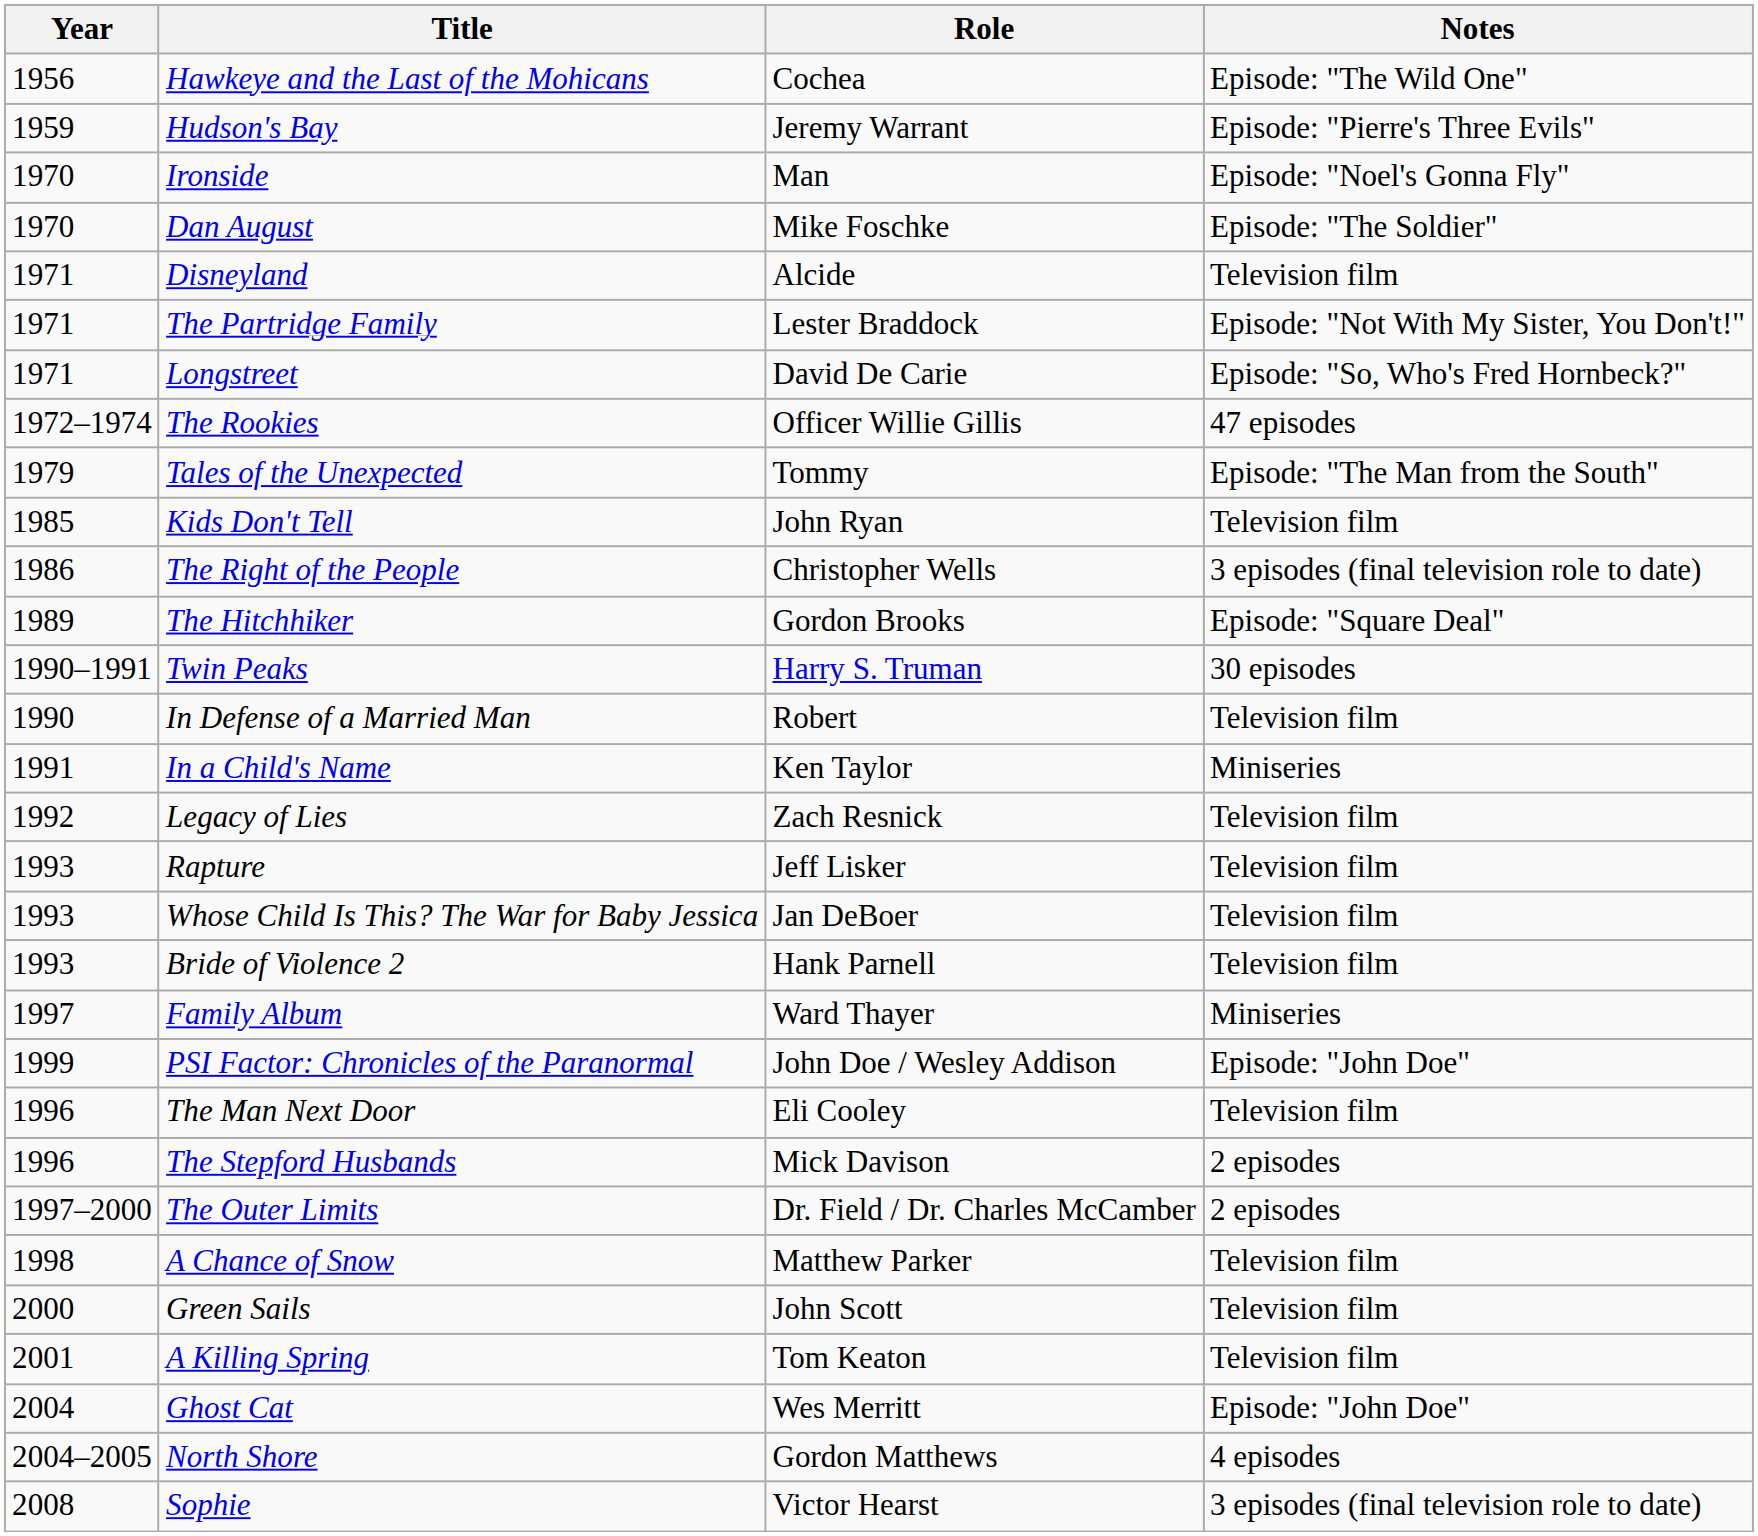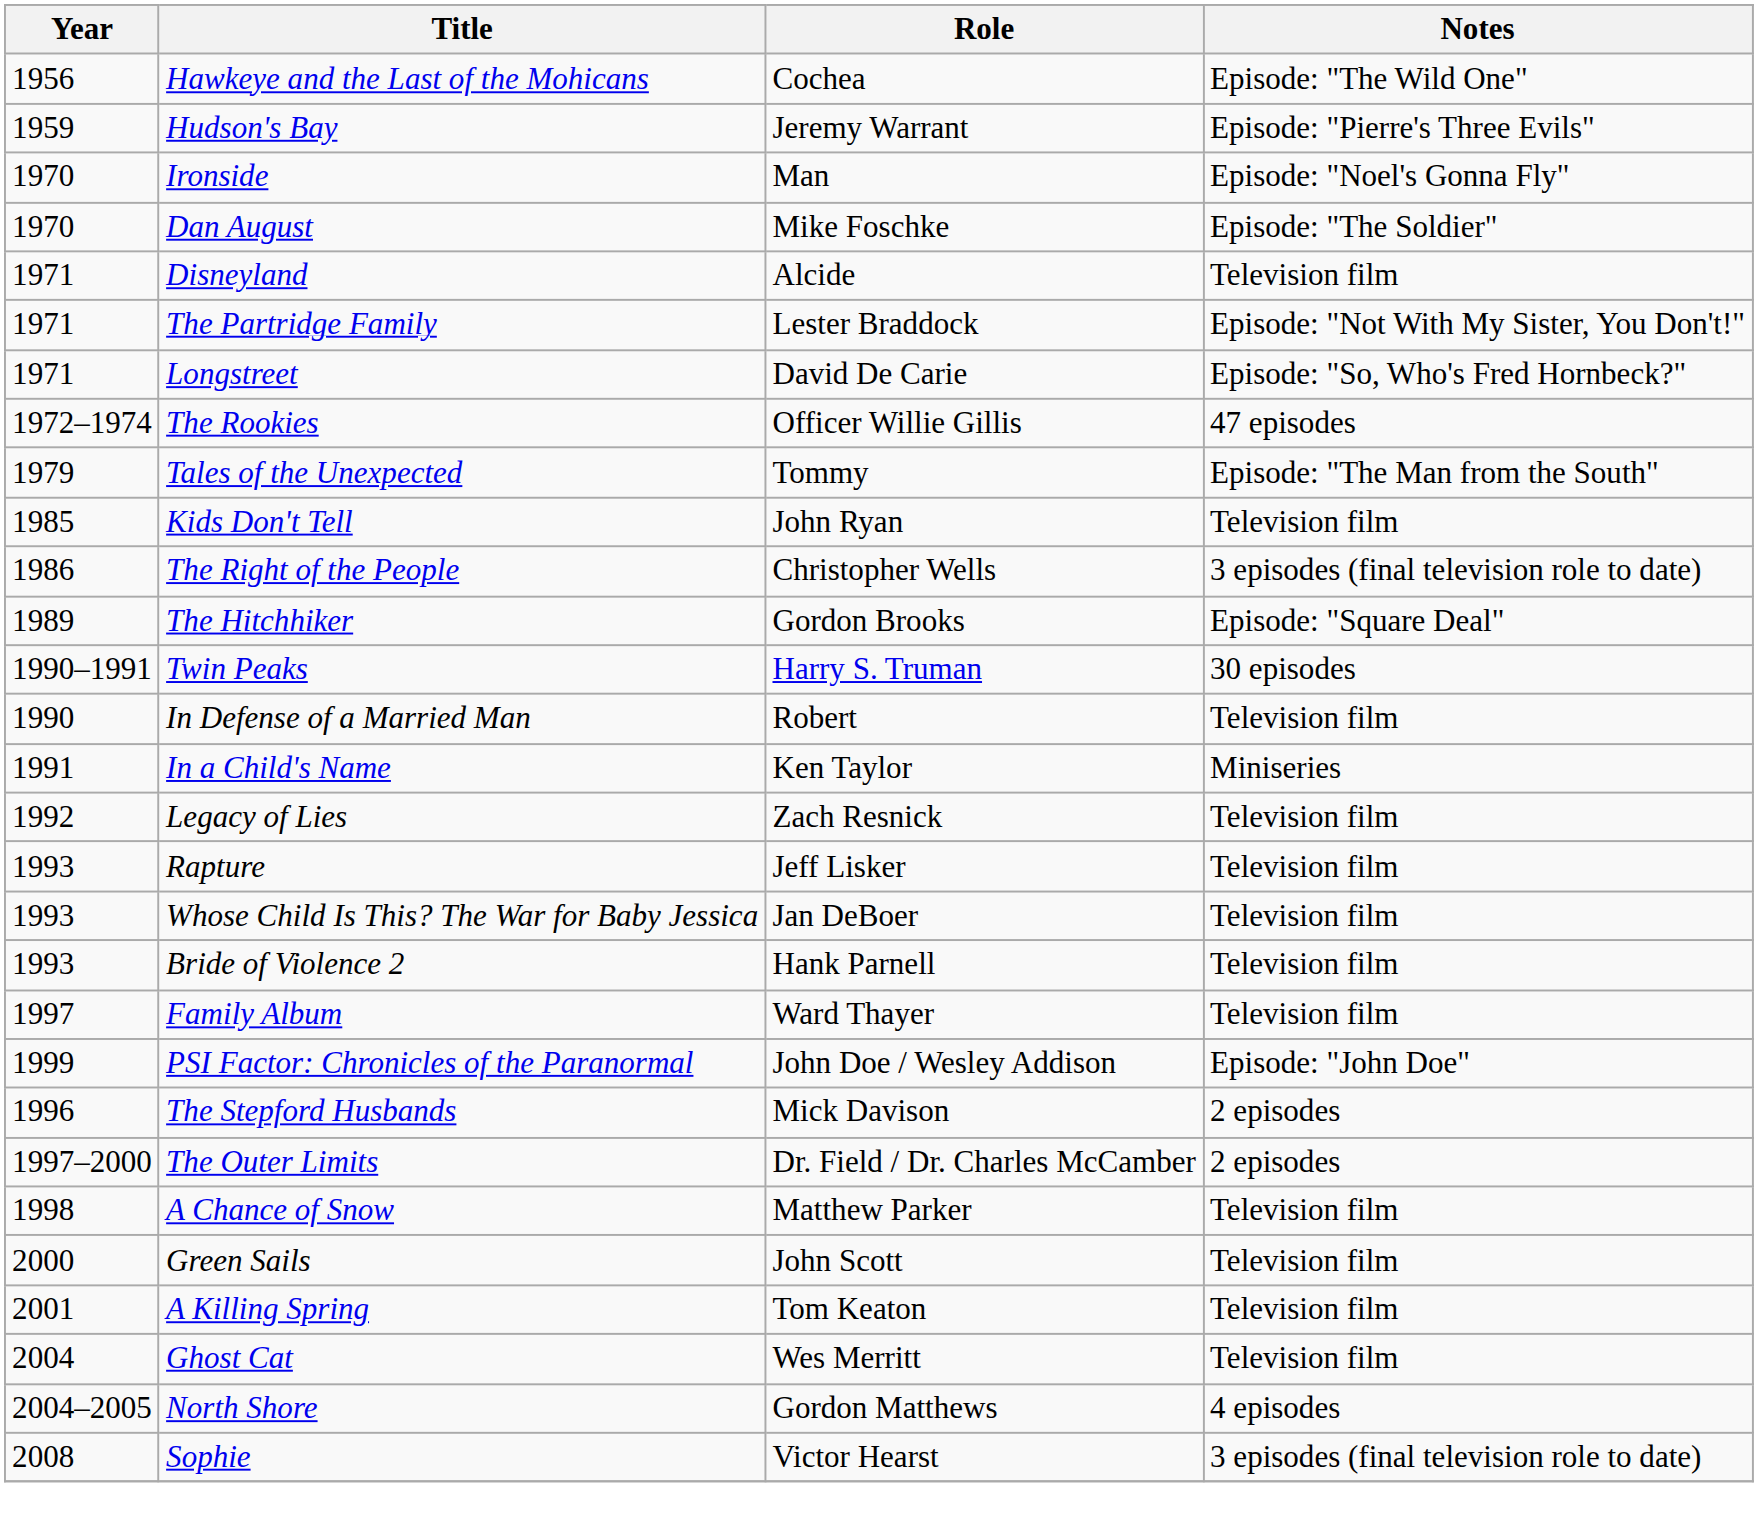(1276, 1013) Miniseries -> (1304, 1013) Television film
- row: (291, 1112)
(1340, 1407) Episode: "John Doe" -> (1304, 1358) Television film
